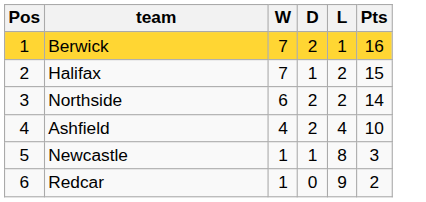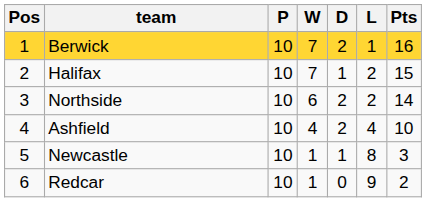+ column: (283, 18)
